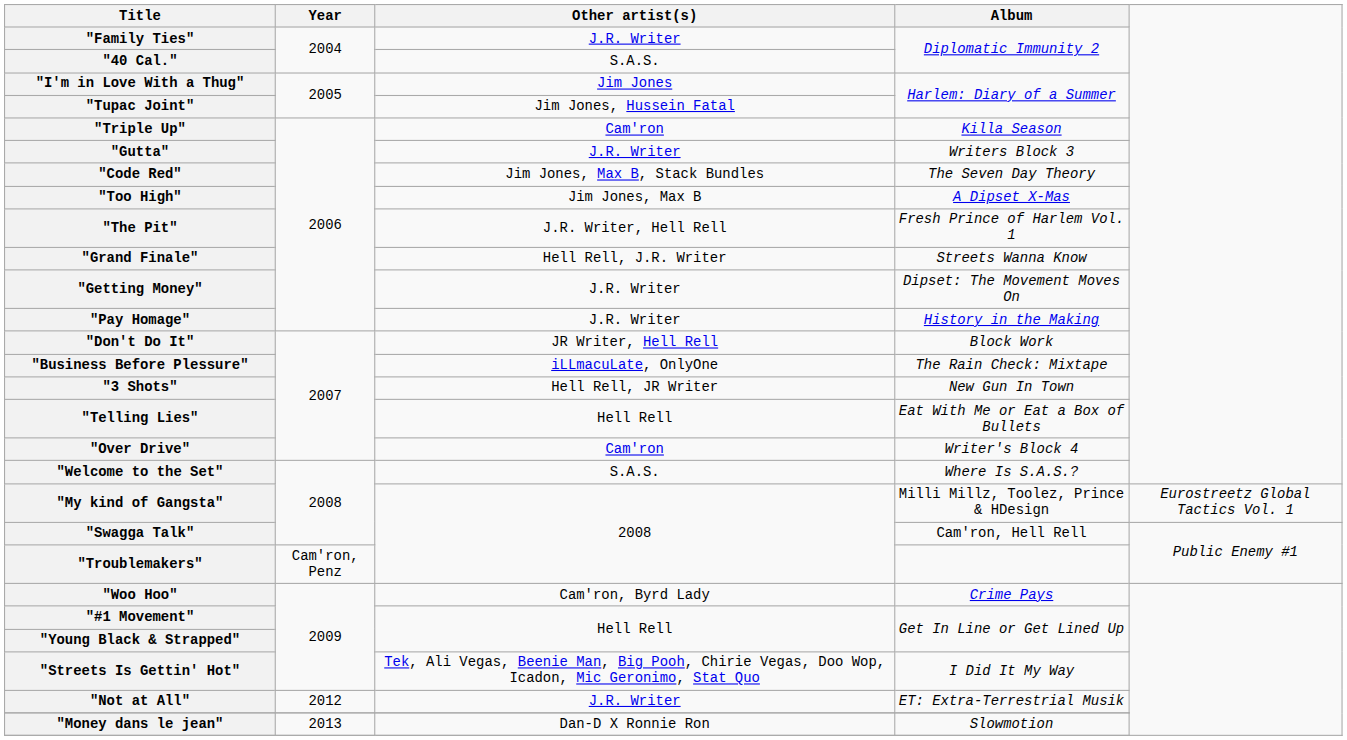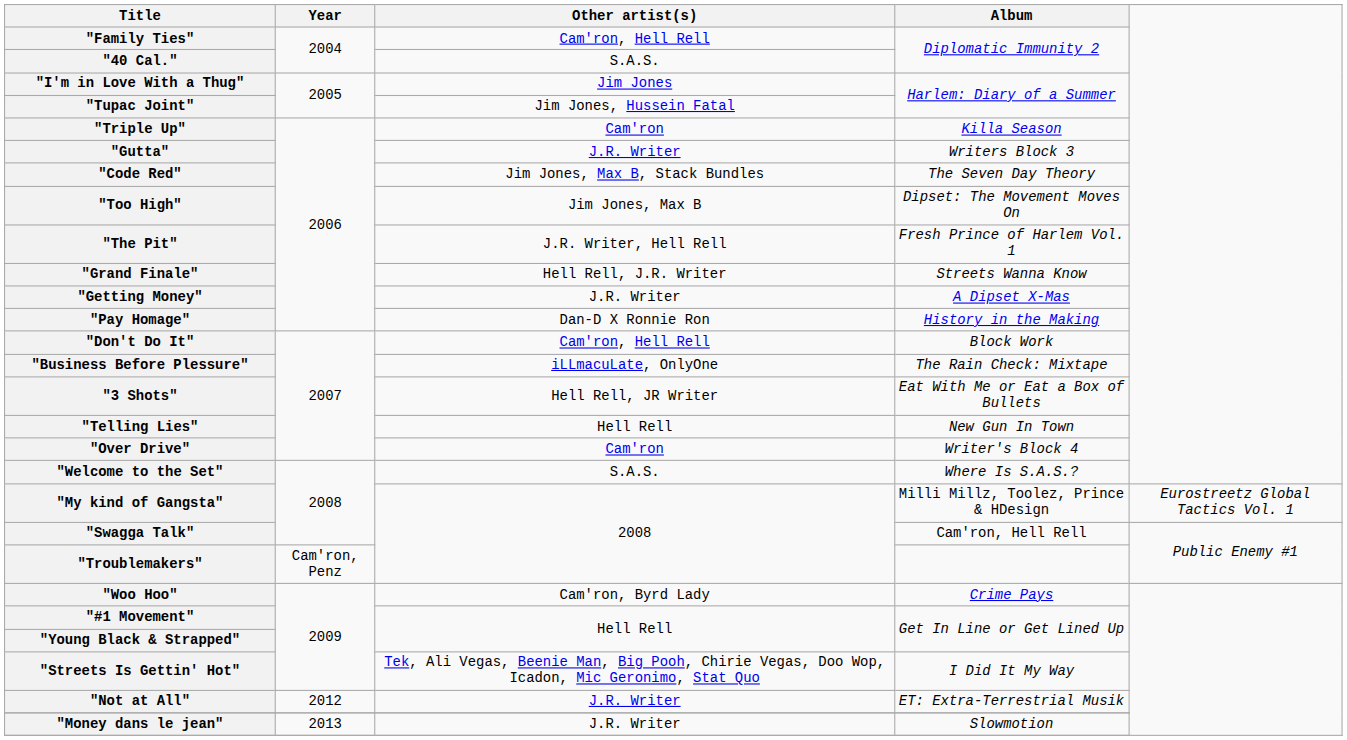(635, 39) J.R. Writer -> (635, 39) Cam'ron, Hell Rell
(1012, 197) A Dipset X-Mas -> (1012, 205) Dipset: The Movement Moves On
(1012, 289) Dipset: The Movement Moves On -> (1012, 297) A Dipset X-Mas
(635, 320) J.R. Writer -> (635, 320) Dan-D X Ronnie Ron
(635, 343) JR Writer, Hell Rell -> (635, 343) Cam'ron, Hell Rell
(1012, 388) New Gun In Town -> (1012, 396) Eat With Me or Eat a Box of Bullets
(1012, 419) Eat With Me or Eat a Box of Bullets -> (1012, 427) New Gun In Town
(635, 724) Dan-D X Ronnie Ron -> (635, 724) J.R. Writer
